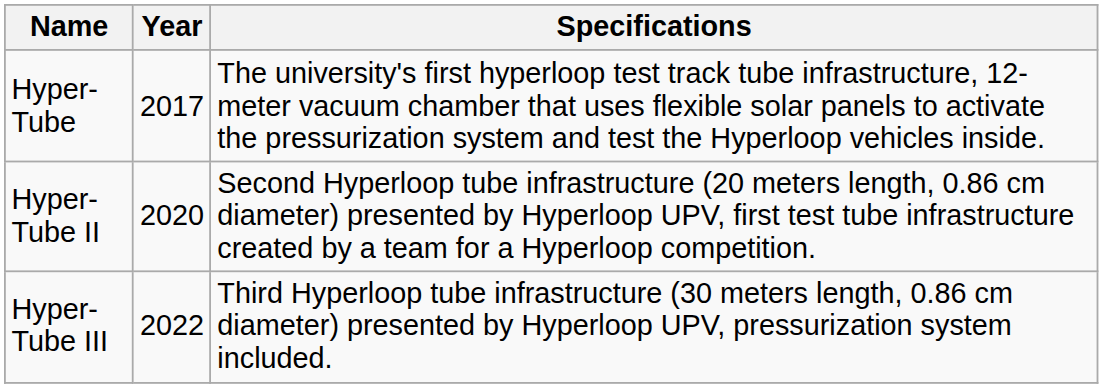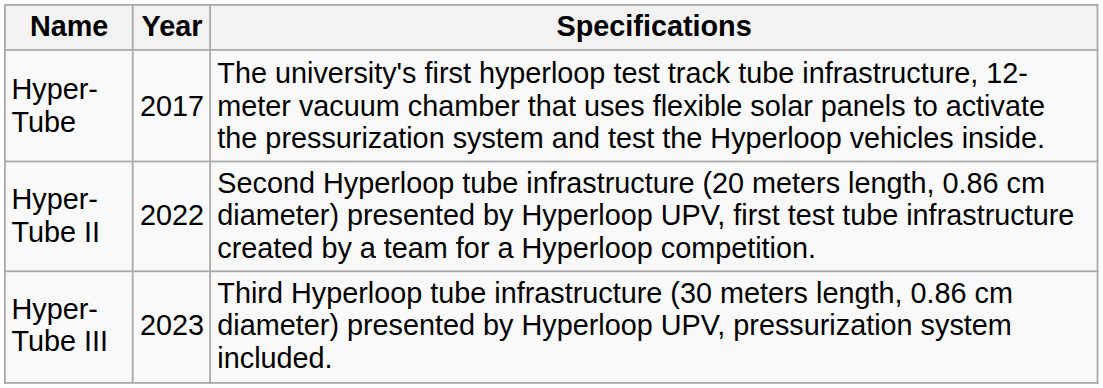(172, 215) 2020 -> (172, 215) 2022
(172, 326) 2022 -> (172, 326) 2023
